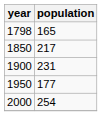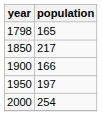(46, 66) 231 -> (46, 66) 166
(46, 84) 177 -> (46, 84) 197
